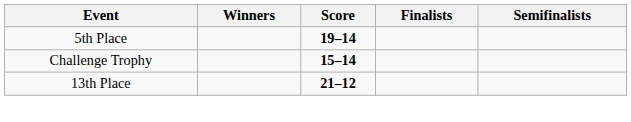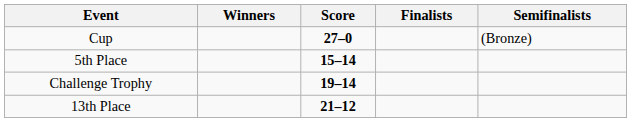+ row: (101, 38)
(338, 38) 19–14 -> (338, 60) 15–14
(338, 60) 15–14 -> (338, 83) 19–14
